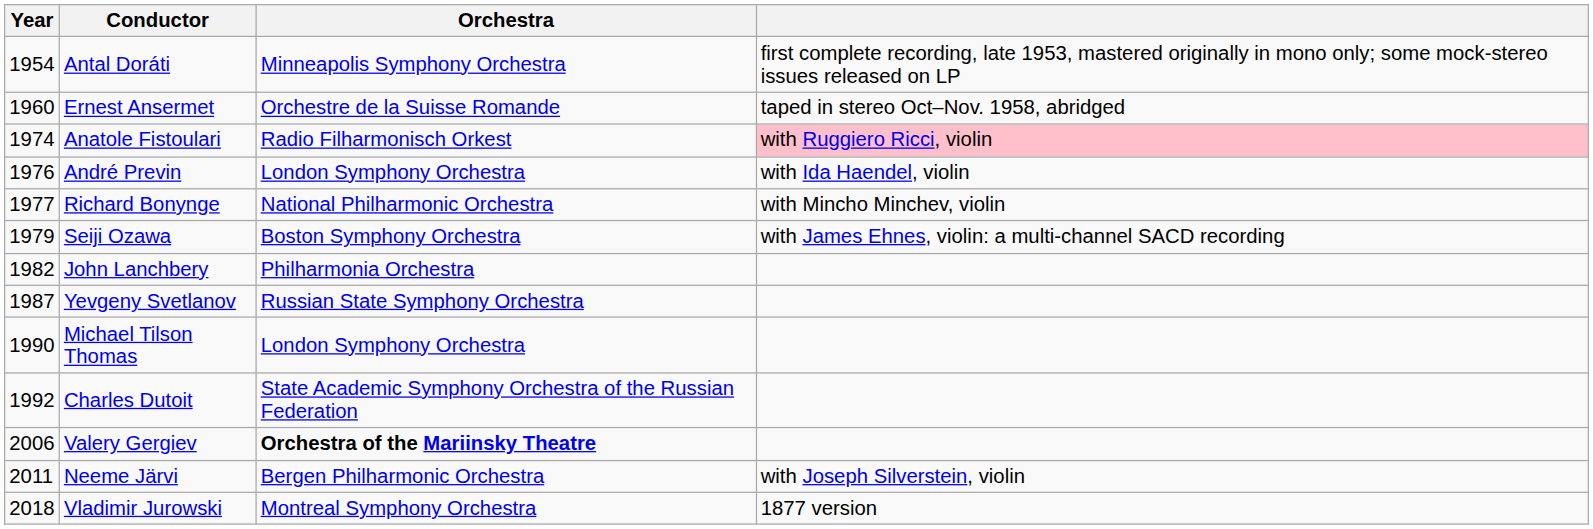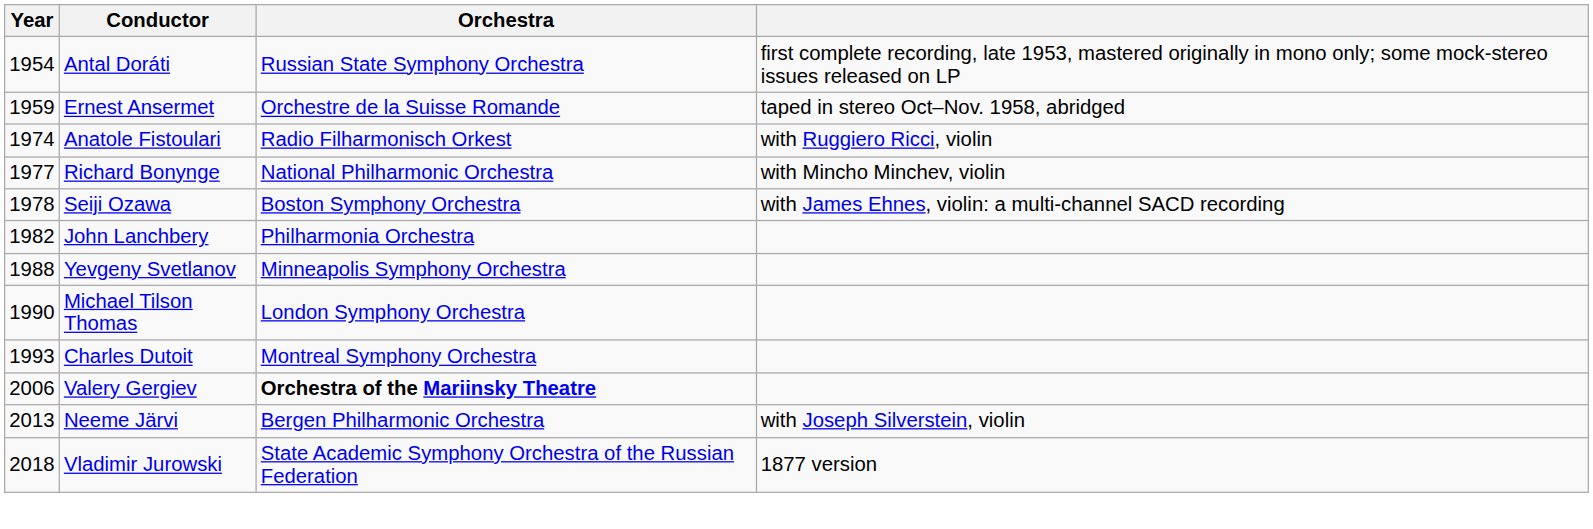(413, 64) Minneapolis Symphony Orchestra -> (422, 64) Russian State Symphony Orchestra
(32, 107) 1960 -> (32, 107) 1959
(876, 140) pink background -> (876, 140) no background
- row: (123, 172)
(32, 236) 1979 -> (32, 204) 1978
(32, 301) 1987 -> (32, 269) 1988
(422, 301) Russian State Symphony Orchestra -> (413, 269) Minneapolis Symphony Orchestra
(32, 400) 1992 -> (32, 356) 1993
(497, 400) State Academic Symphony Orchestra of the Russian Federation -> (399, 356) Montreal Symphony Orchestra
(31, 475) 2011 -> (32, 420) 2013
(399, 508) Montreal Symphony Orchestra -> (497, 464) State Academic Symphony Orchestra of the Russian Federation
